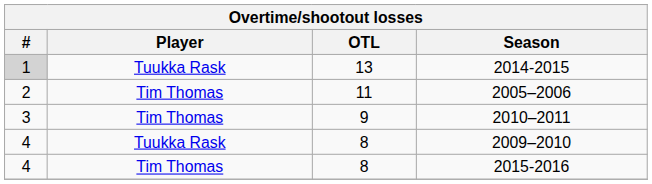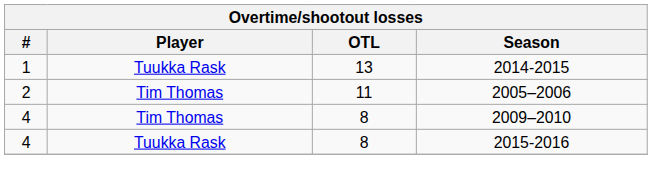(26, 67) lightgrey background -> (26, 67) no background
- row: (532, 117)
(180, 142) Tuukka Rask -> (180, 117) Tim Thomas
(180, 167) Tim Thomas -> (180, 142) Tuukka Rask
